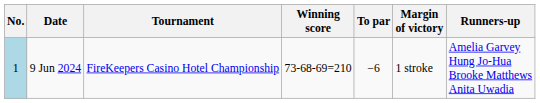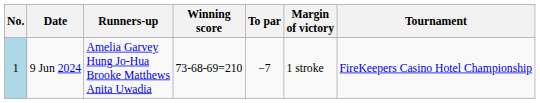columns swapped: (183, 21) <-> (490, 21)
(374, 68) −6 -> (264, 68) −7
